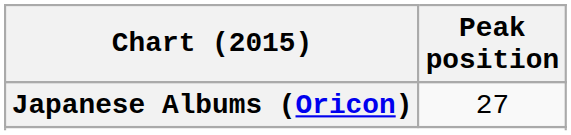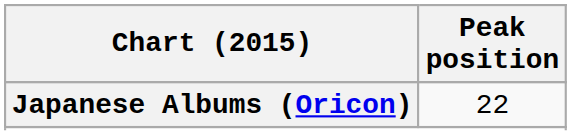(492, 105) 27 -> (492, 105) 22
